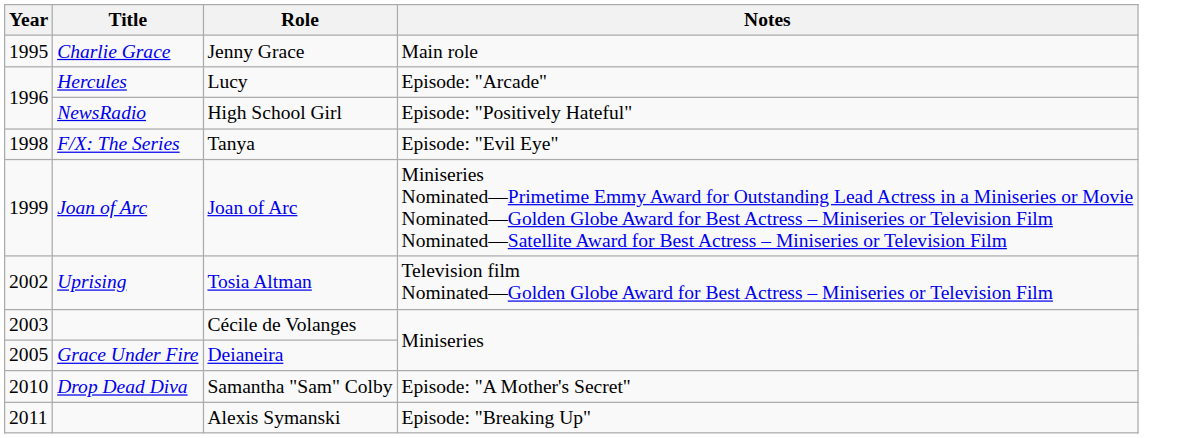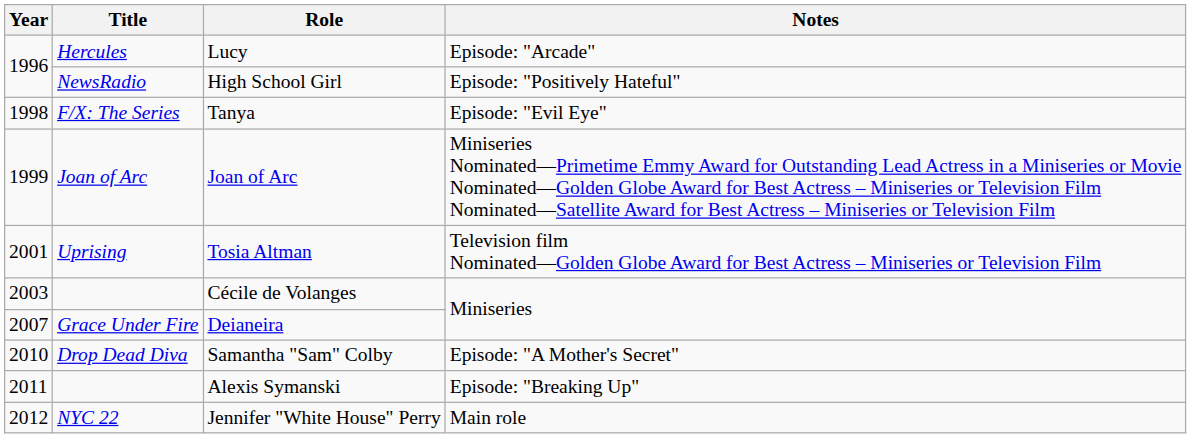- row: (256, 50)
(29, 282) 2002 -> (29, 251) 2001
(29, 355) 2005 -> (29, 324) 2007
+ row: (324, 417)
